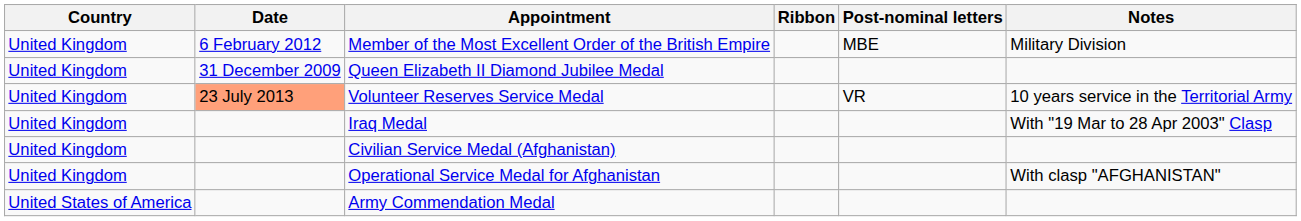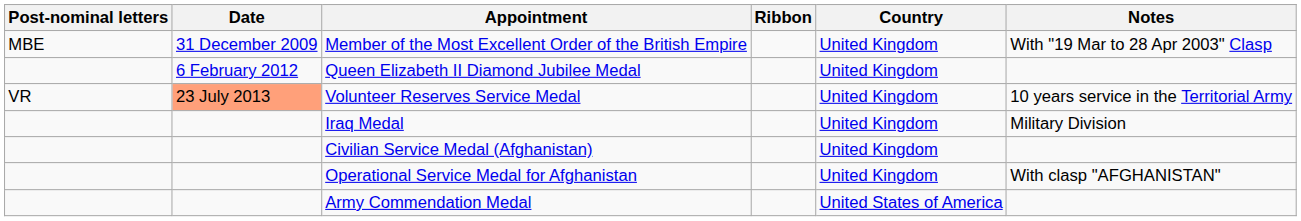columns swapped: (100, 17) <-> (923, 17)
(260, 44) 6 February 2012 -> (247, 44) 31 December 2009
(1068, 44) Military Division -> (1141, 44) With "19 Mar to 28 Apr 2003" Clasp
(270, 70) 31 December 2009 -> (237, 70) 6 February 2012
(1141, 123) With "19 Mar to 28 Apr 2003" Clasp -> (1068, 123) Military Division
